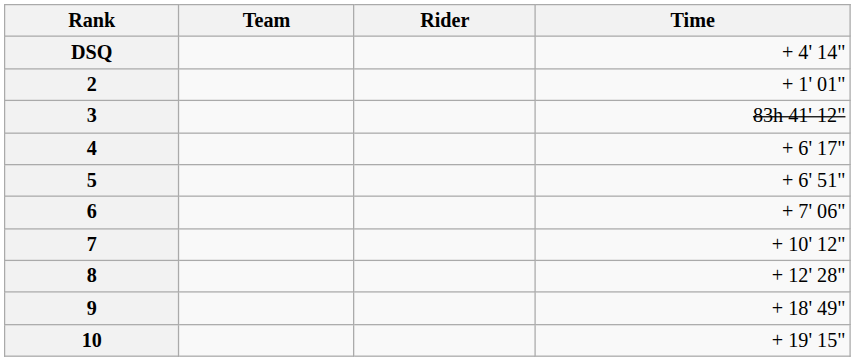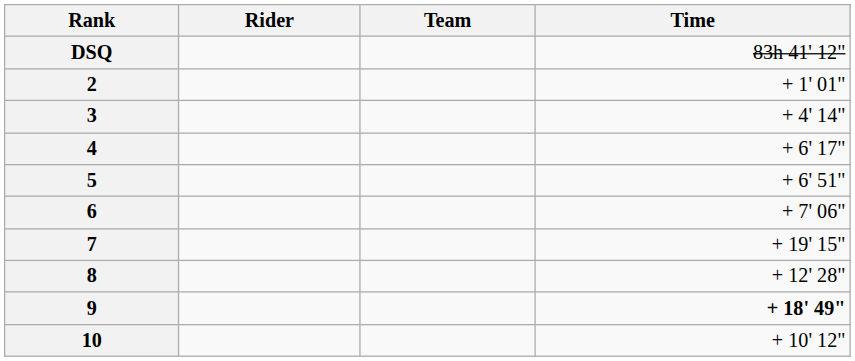columns swapped: (445, 20) <-> (267, 20)
(814, 52) + 4' 14" -> (799, 52) 83h 41' 12"
(799, 116) 83h 41' 12" -> (814, 116) + 4' 14"
(809, 244) + 10' 12" -> (809, 244) + 19' 15"
(809, 308) normal -> (806, 308) bold
(809, 340) + 19' 15" -> (809, 340) + 10' 12"
